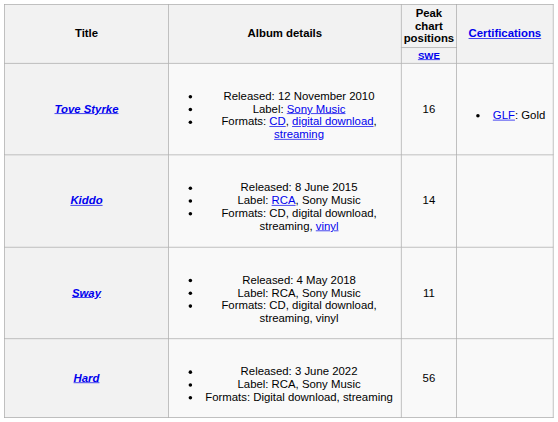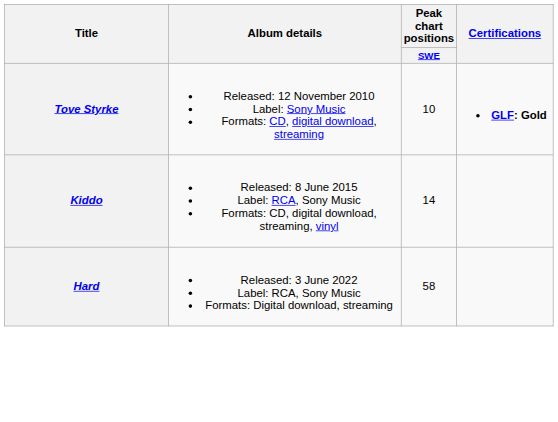(429, 109) 16 -> (429, 109) 10
(505, 115) normal -> (505, 115) bold
- row: (86, 292)
(429, 378) 56 -> (429, 286) 58
